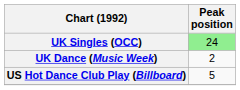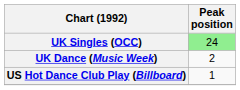(212, 76) 5 -> (212, 76) 1
